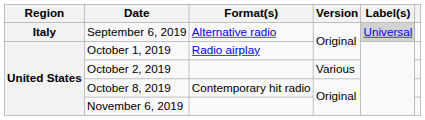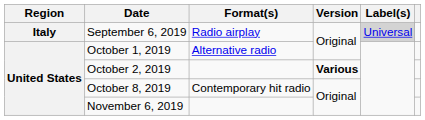(234, 32) Alternative radio -> (226, 32) Radio airplay
(226, 50) Radio airplay -> (234, 50) Alternative radio
(335, 69) normal -> (337, 69) bold
